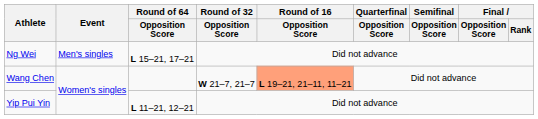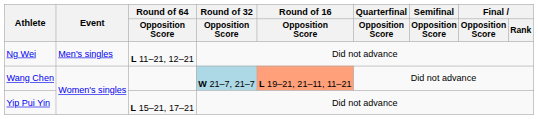(162, 59) L 15–21, 17–21 -> (162, 59) L 11–21, 12–21
(227, 84) no background -> (227, 84) lightblue background
(162, 108) L 11–21, 12–21 -> (162, 108) L 15–21, 17–21
